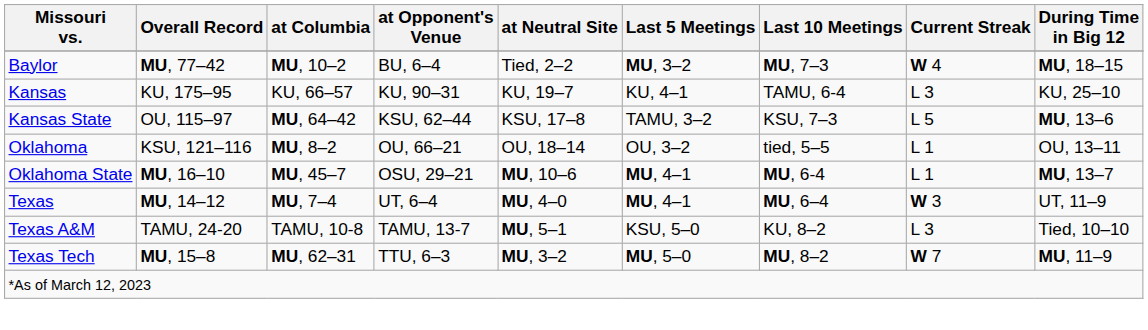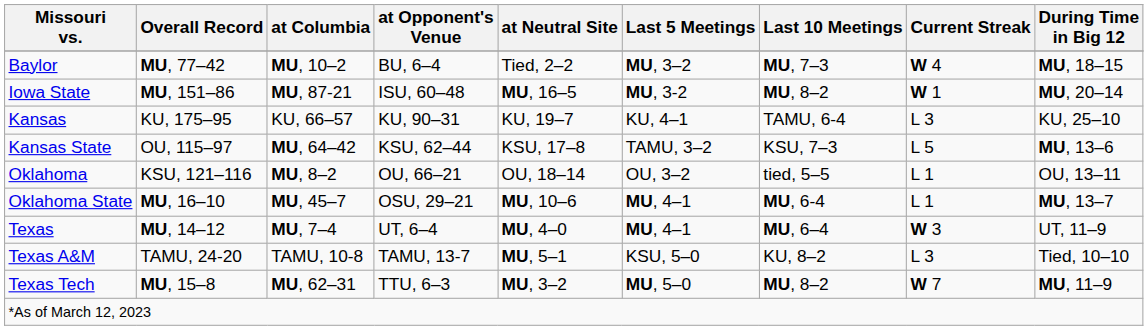+ row: (49, 92)
